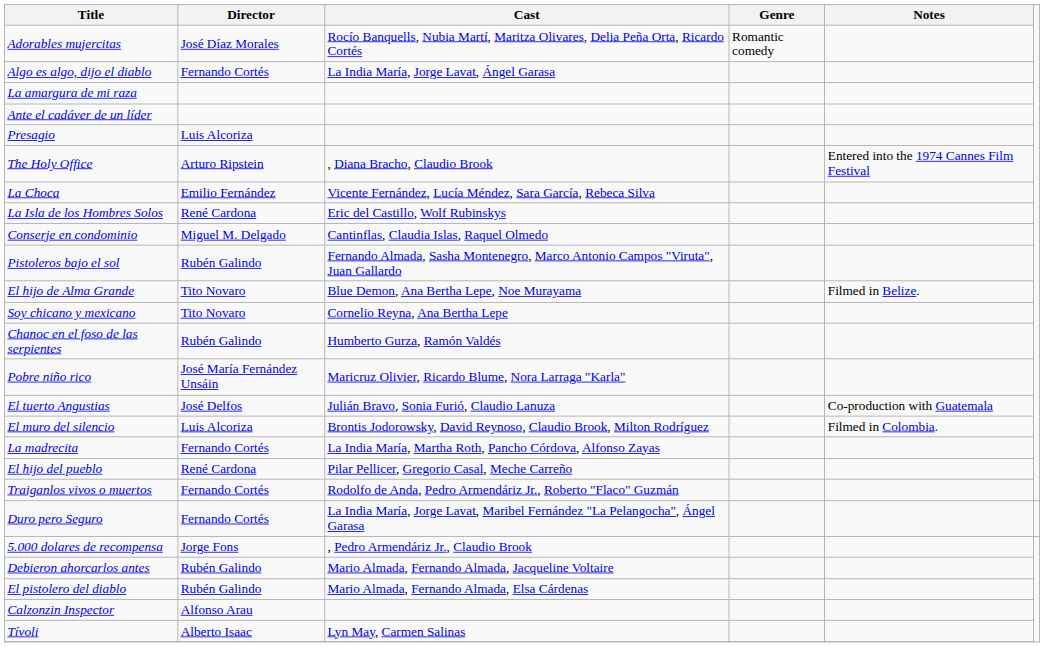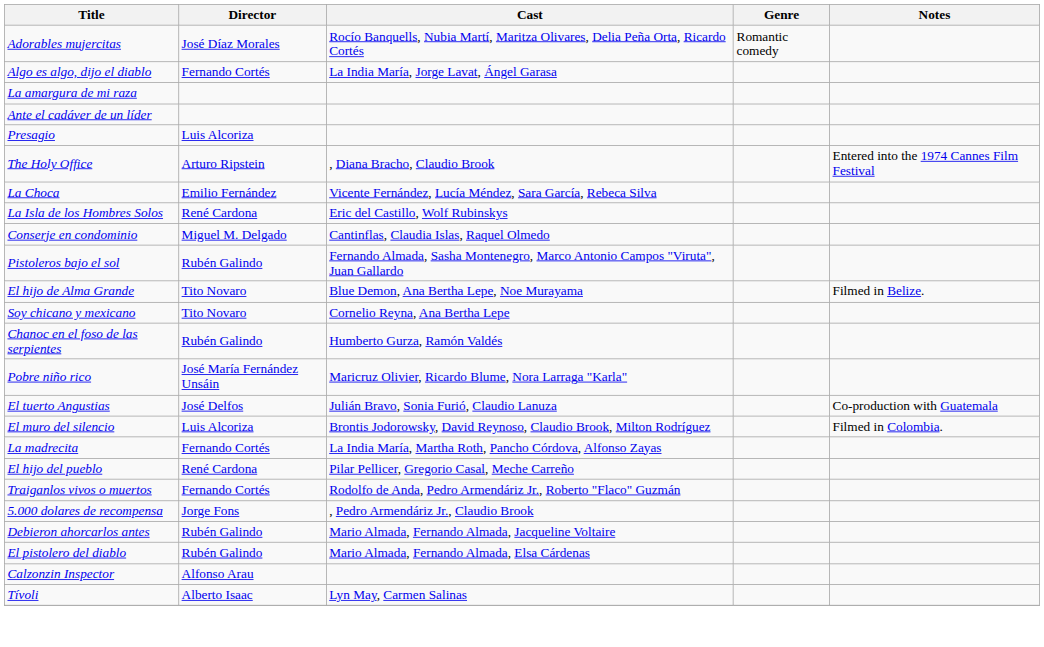- row: (55, 518)
